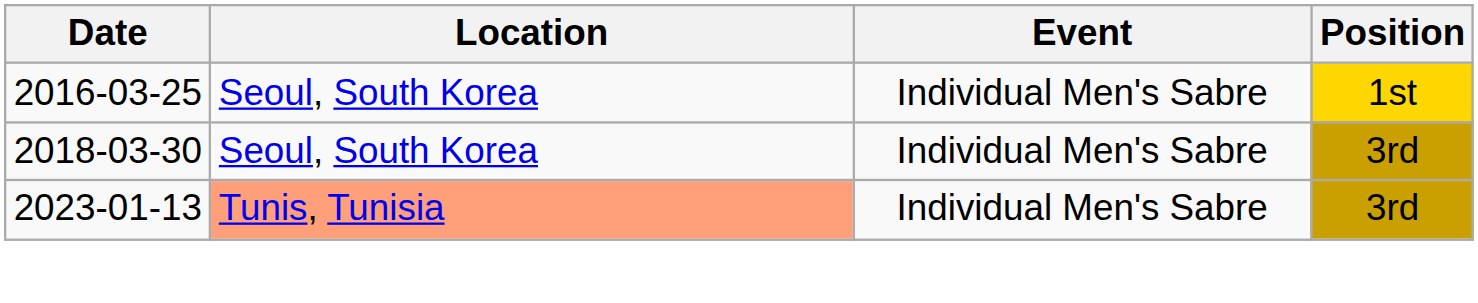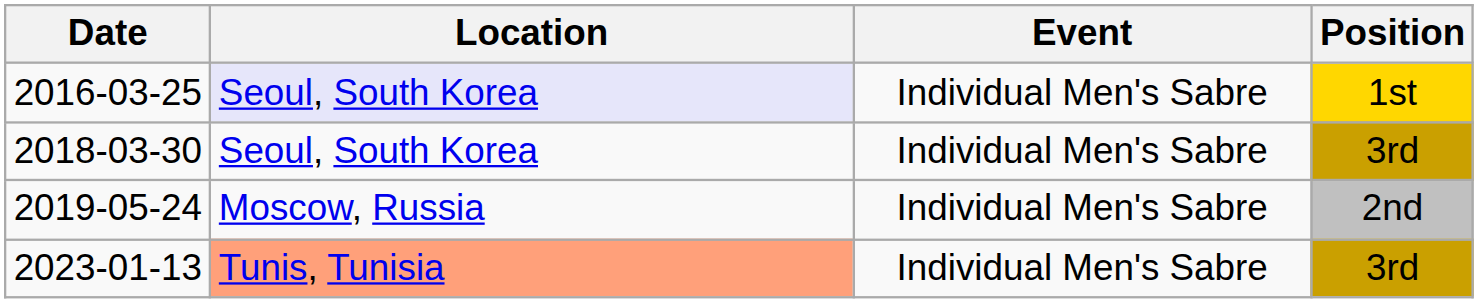(378, 92) no background -> (378, 92) lavender background
+ row: (108, 208)
